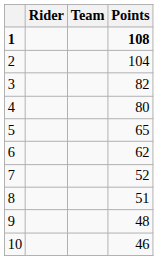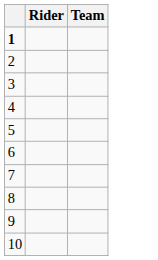- column: (130, 15)
